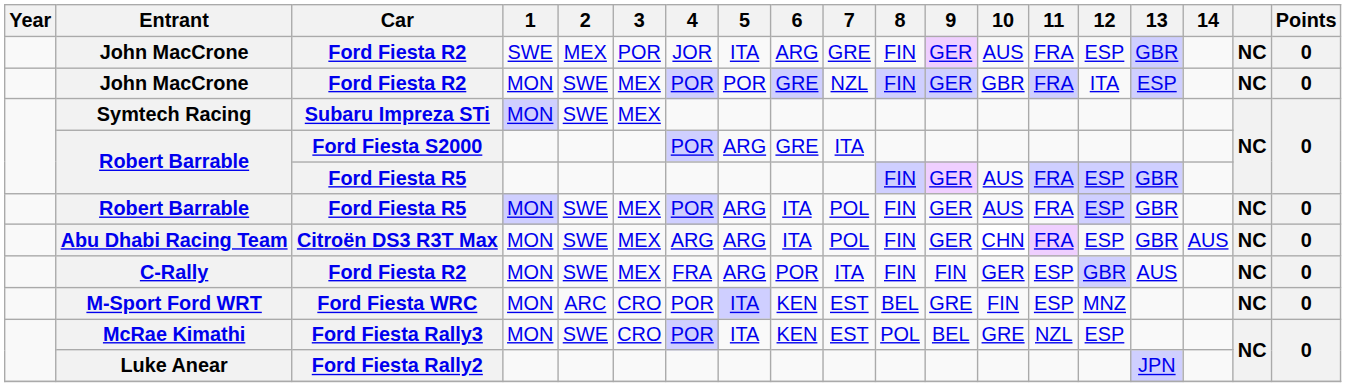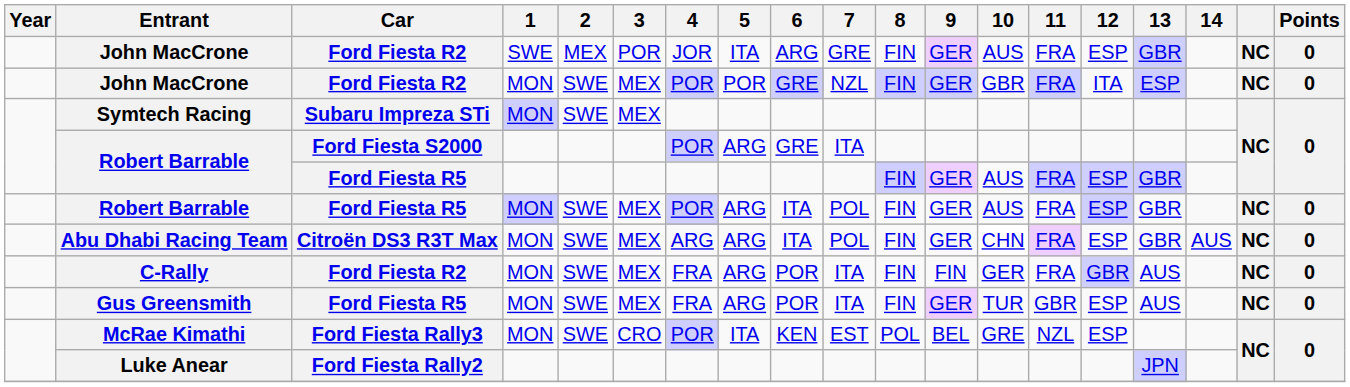(1054, 272) ESP -> (1055, 272) FRA
+ row: (174, 303)
- row: (174, 303)
